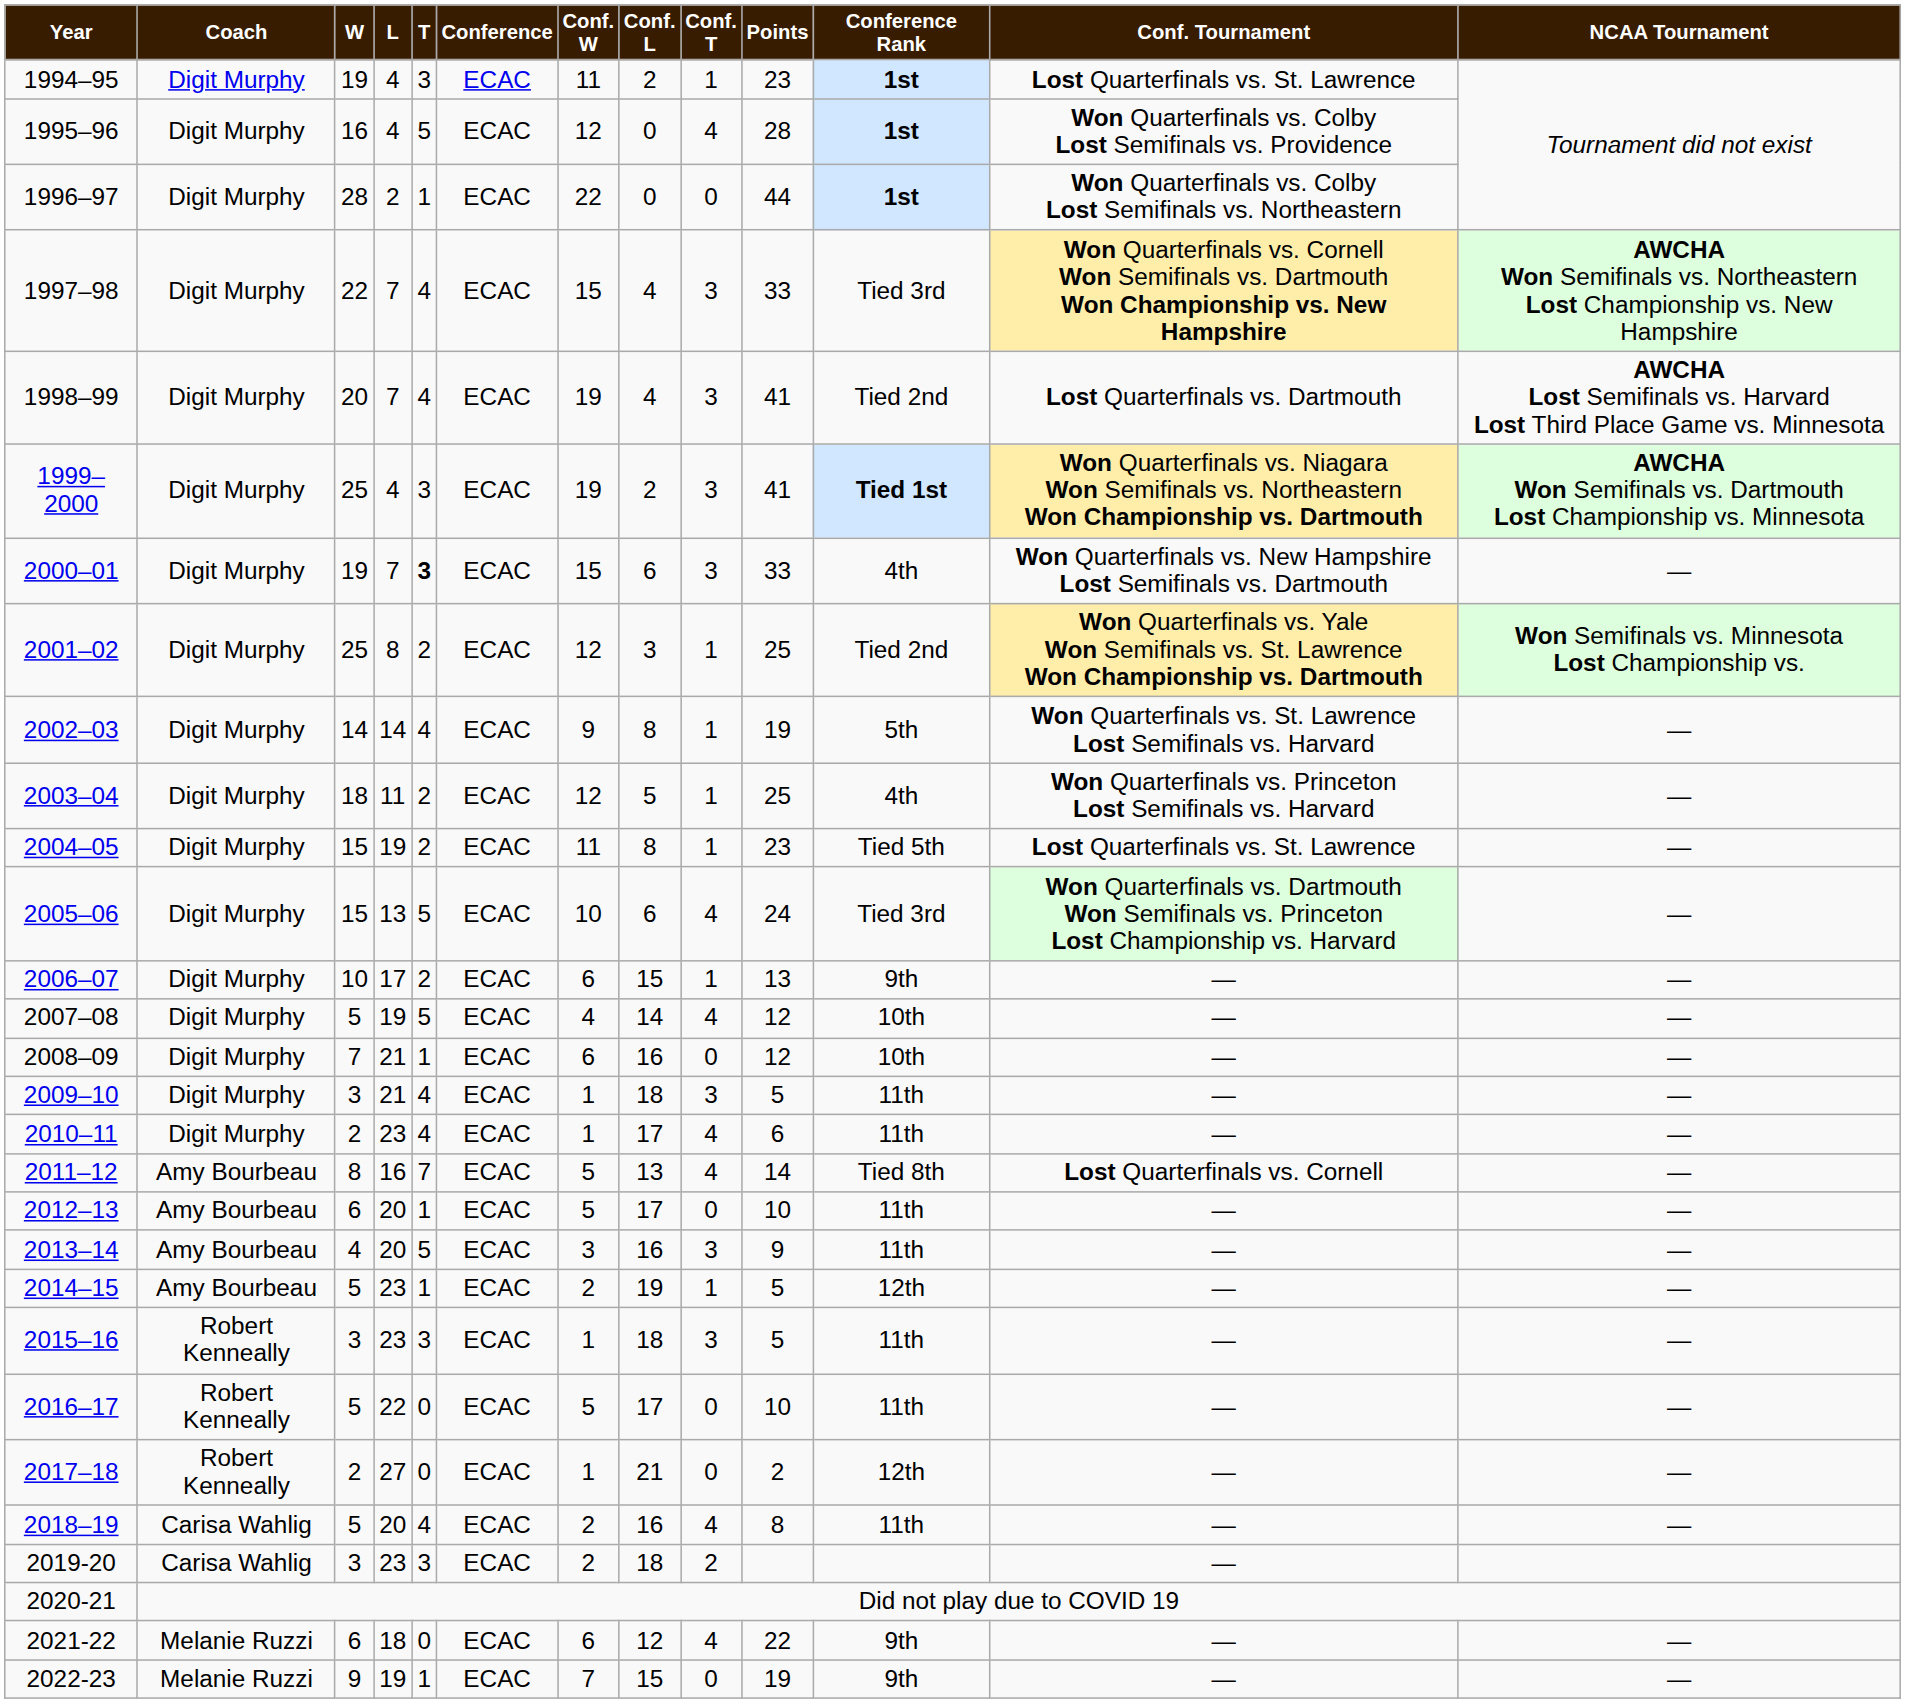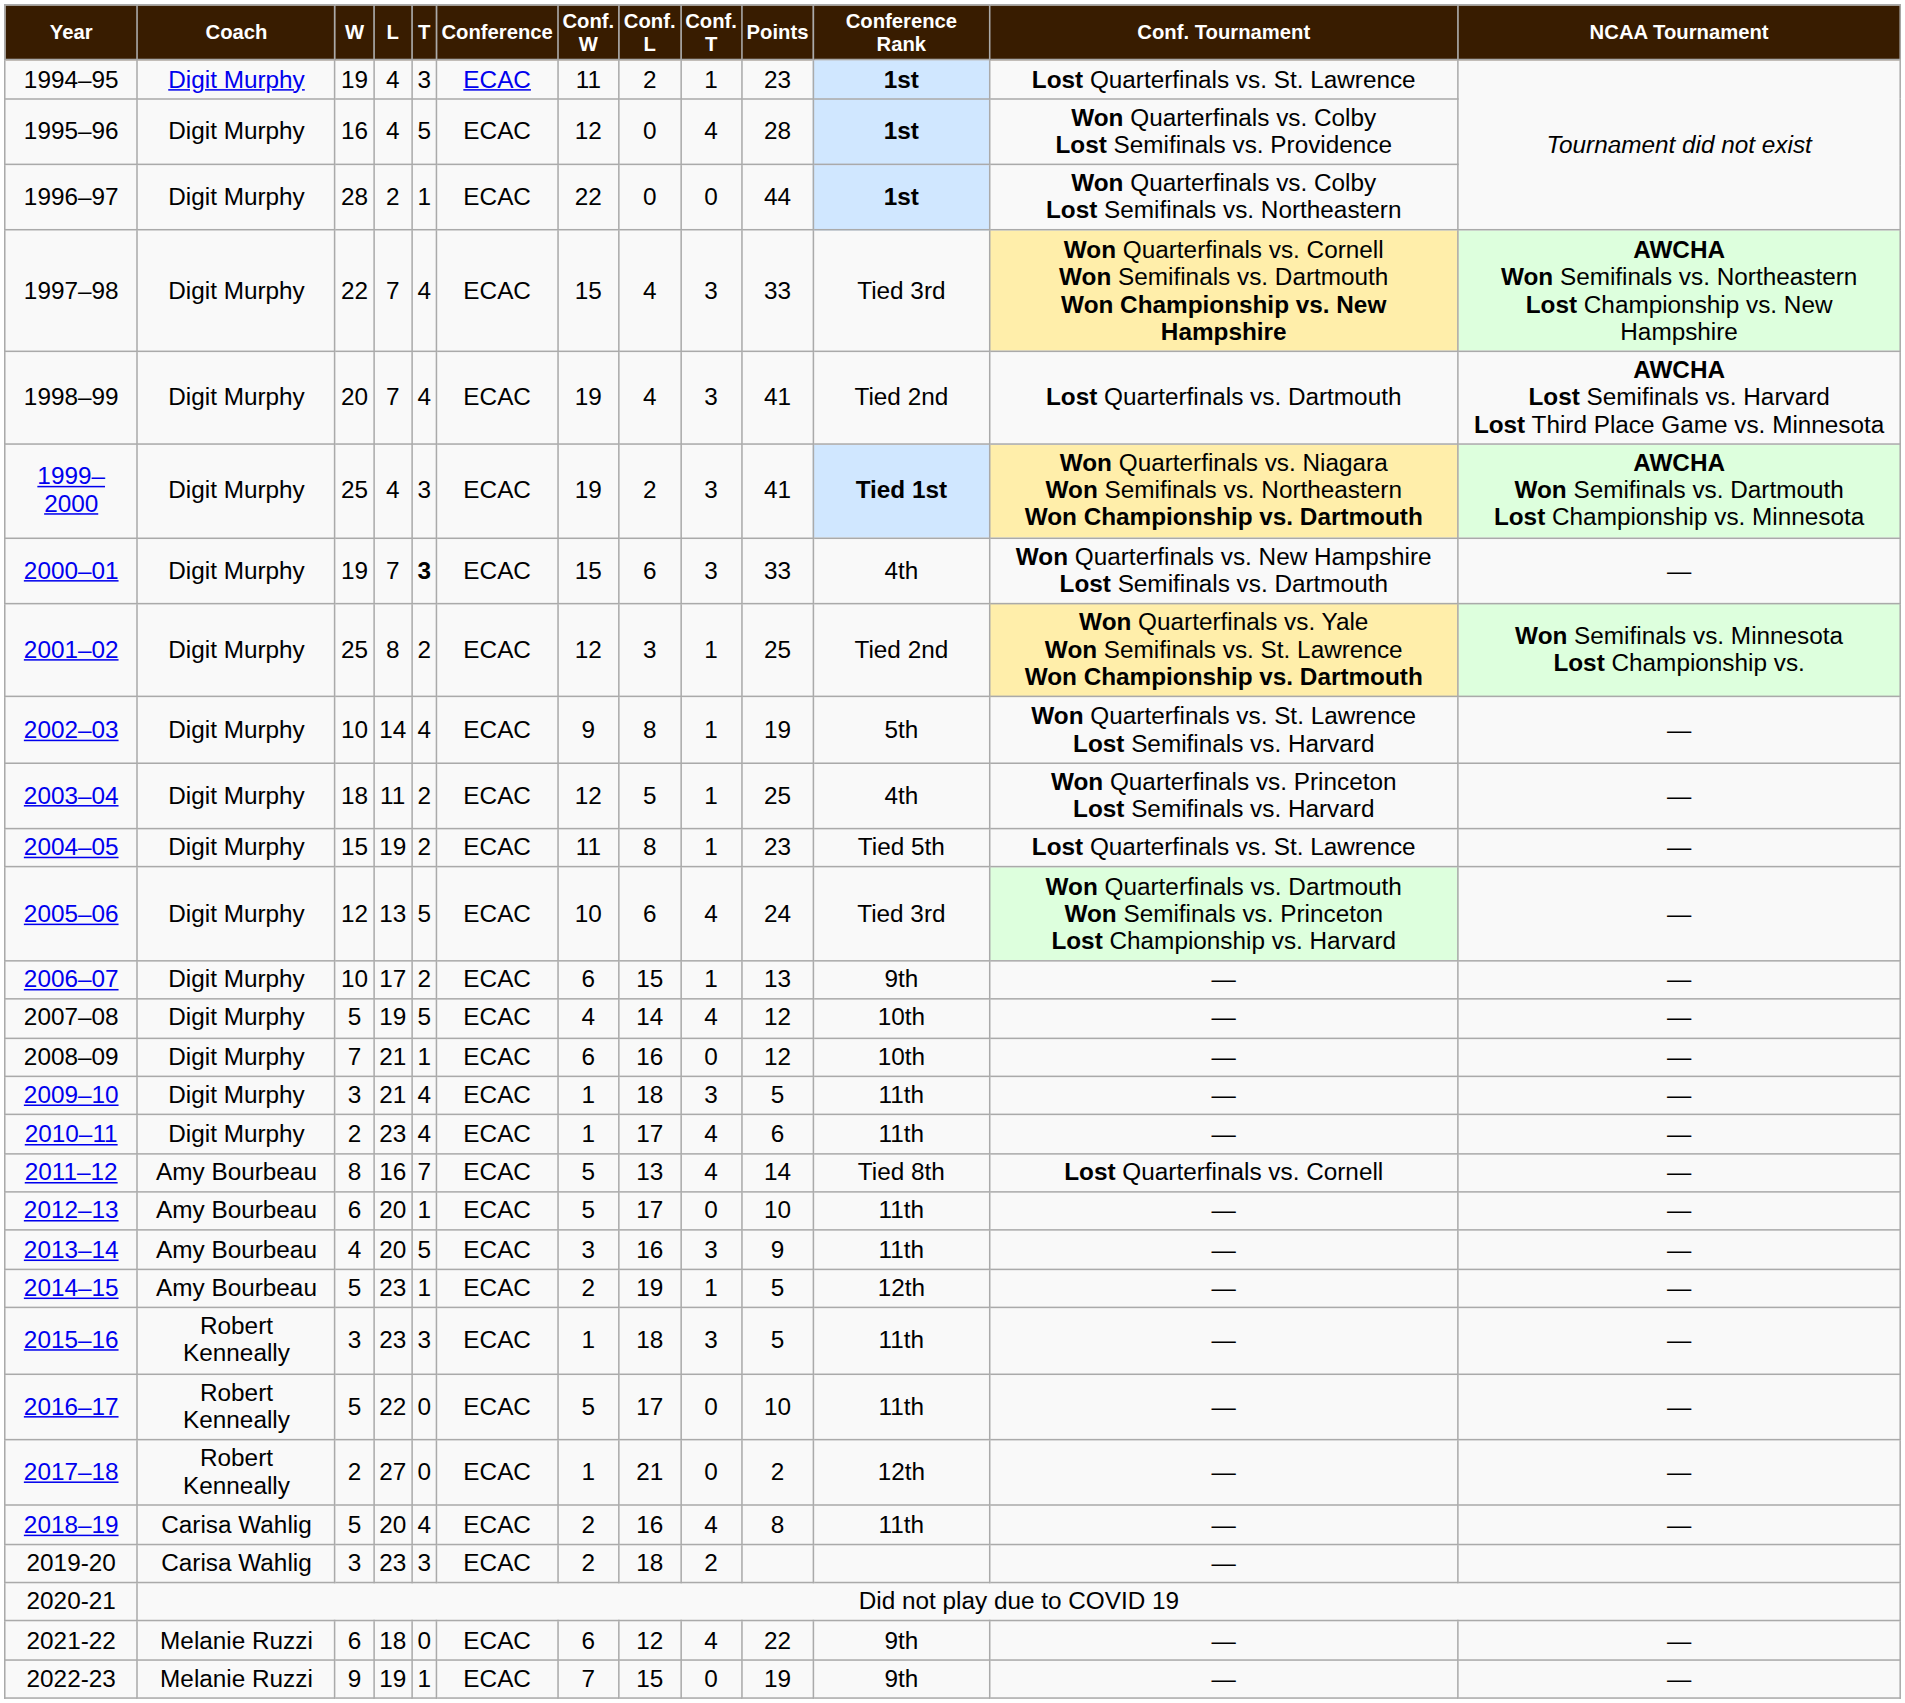(354, 729) 14 -> (354, 729) 10
(354, 913) 15 -> (354, 913) 12
